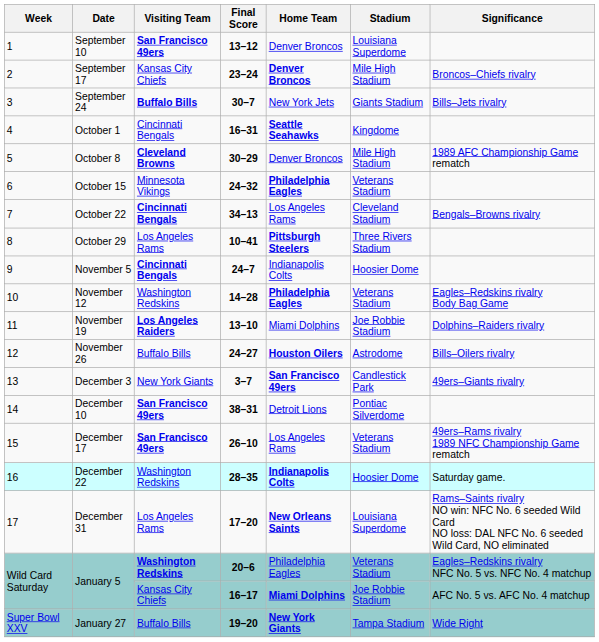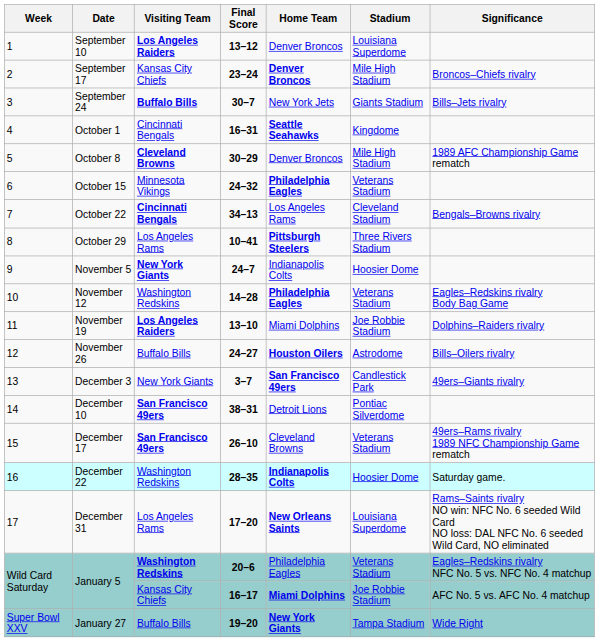(172, 46) San Francisco 49ers -> (167, 46) Los Angeles Raiders
(162, 270) Cincinnati Bengals -> (160, 270) New York Giants
(297, 443) Los Angeles Rams -> (292, 443) Cleveland Browns
